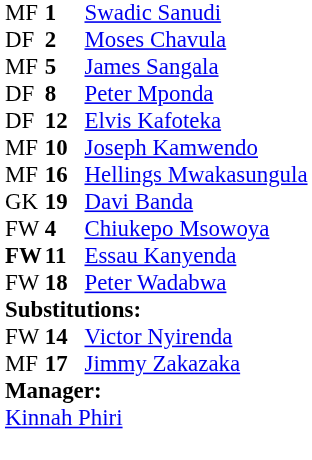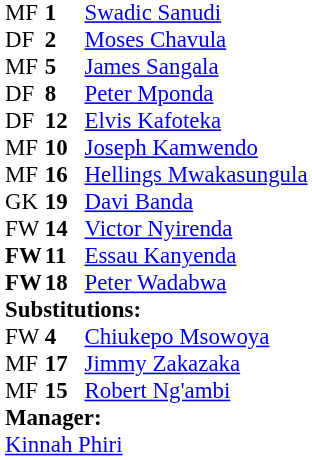rows swapped: (158, 336) <-> (177, 228)
(22, 282) normal -> (23, 282) bold
+ row: (157, 390)
